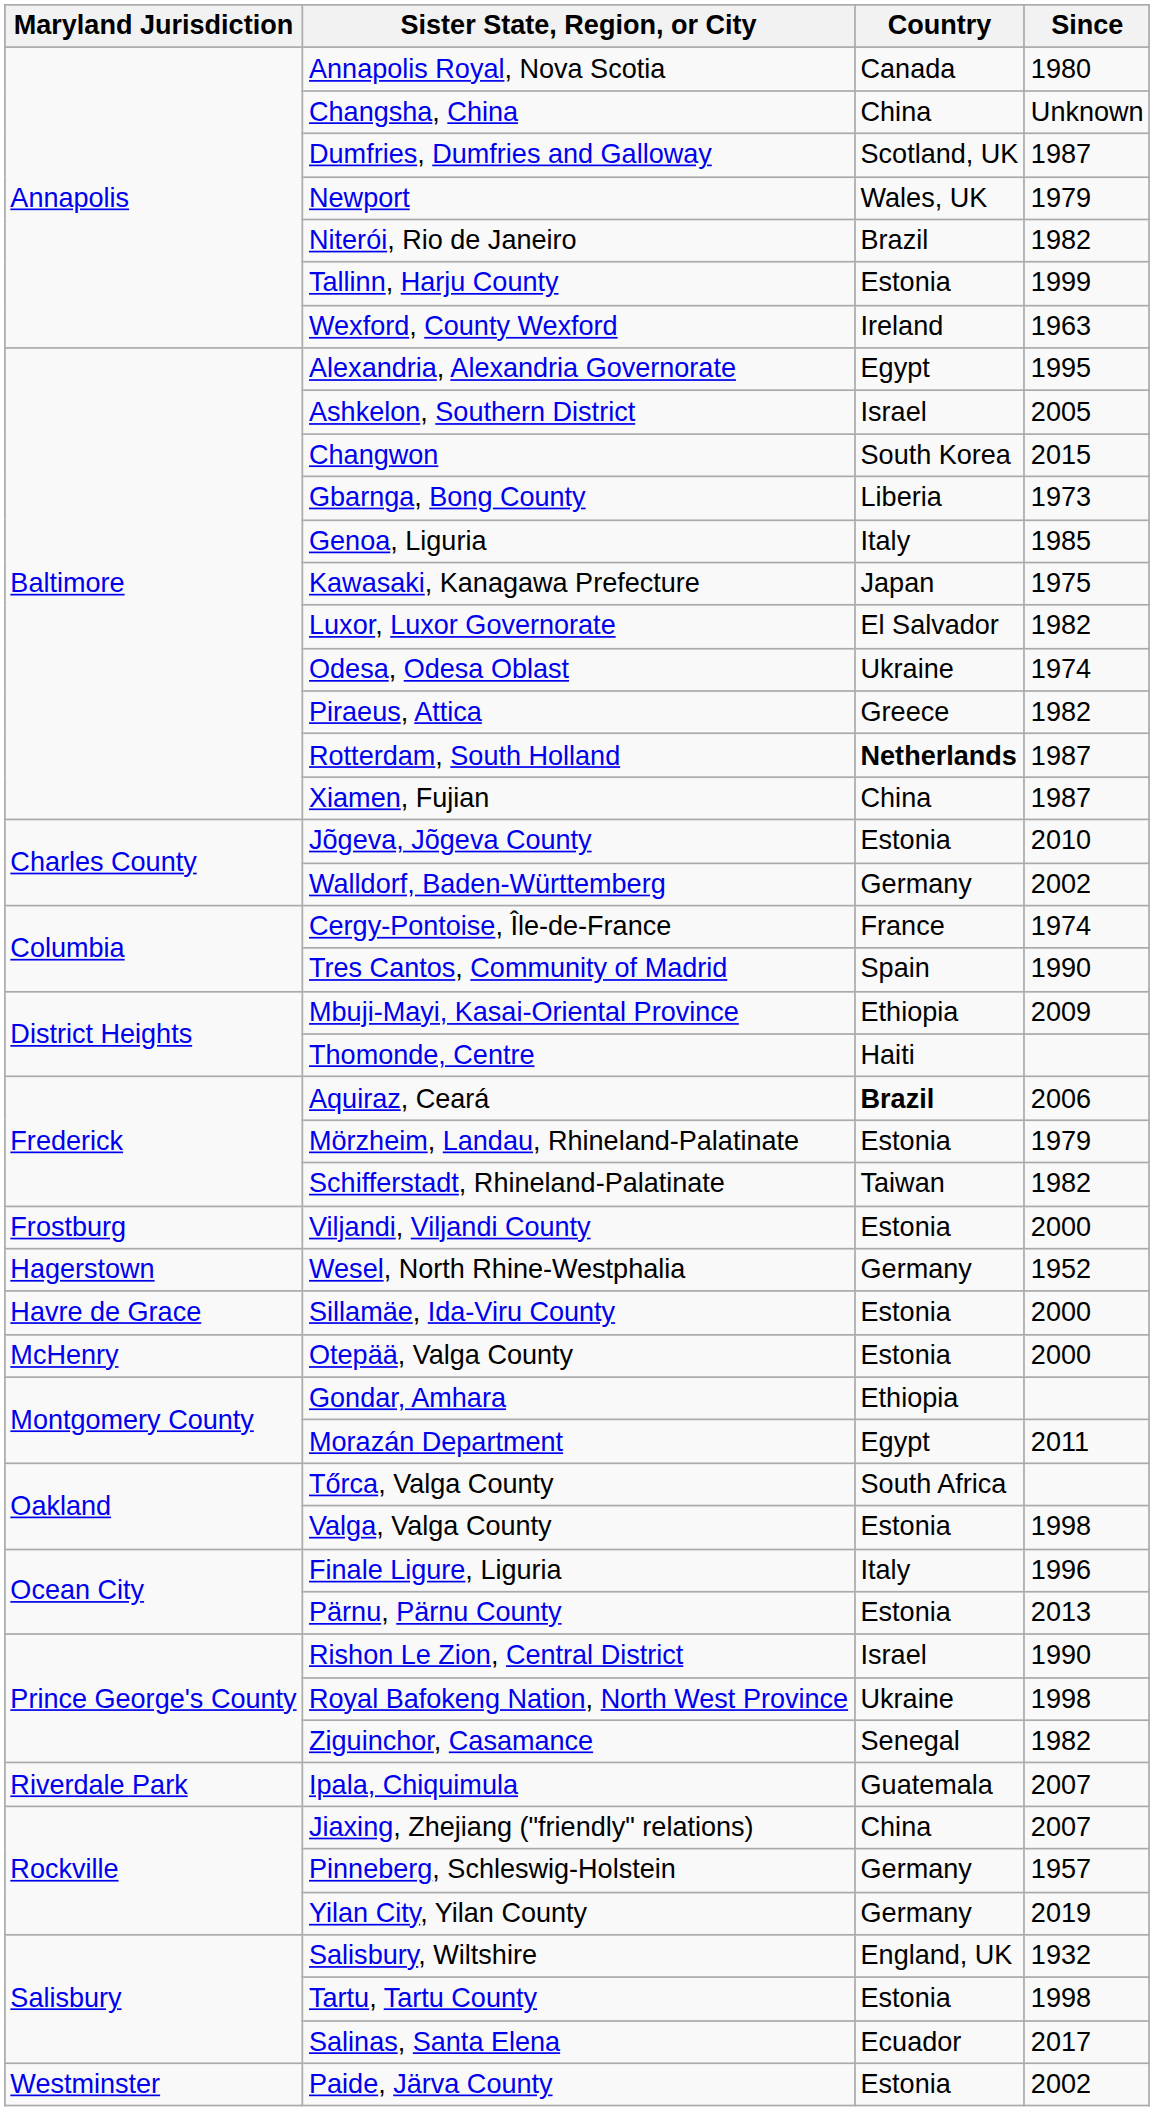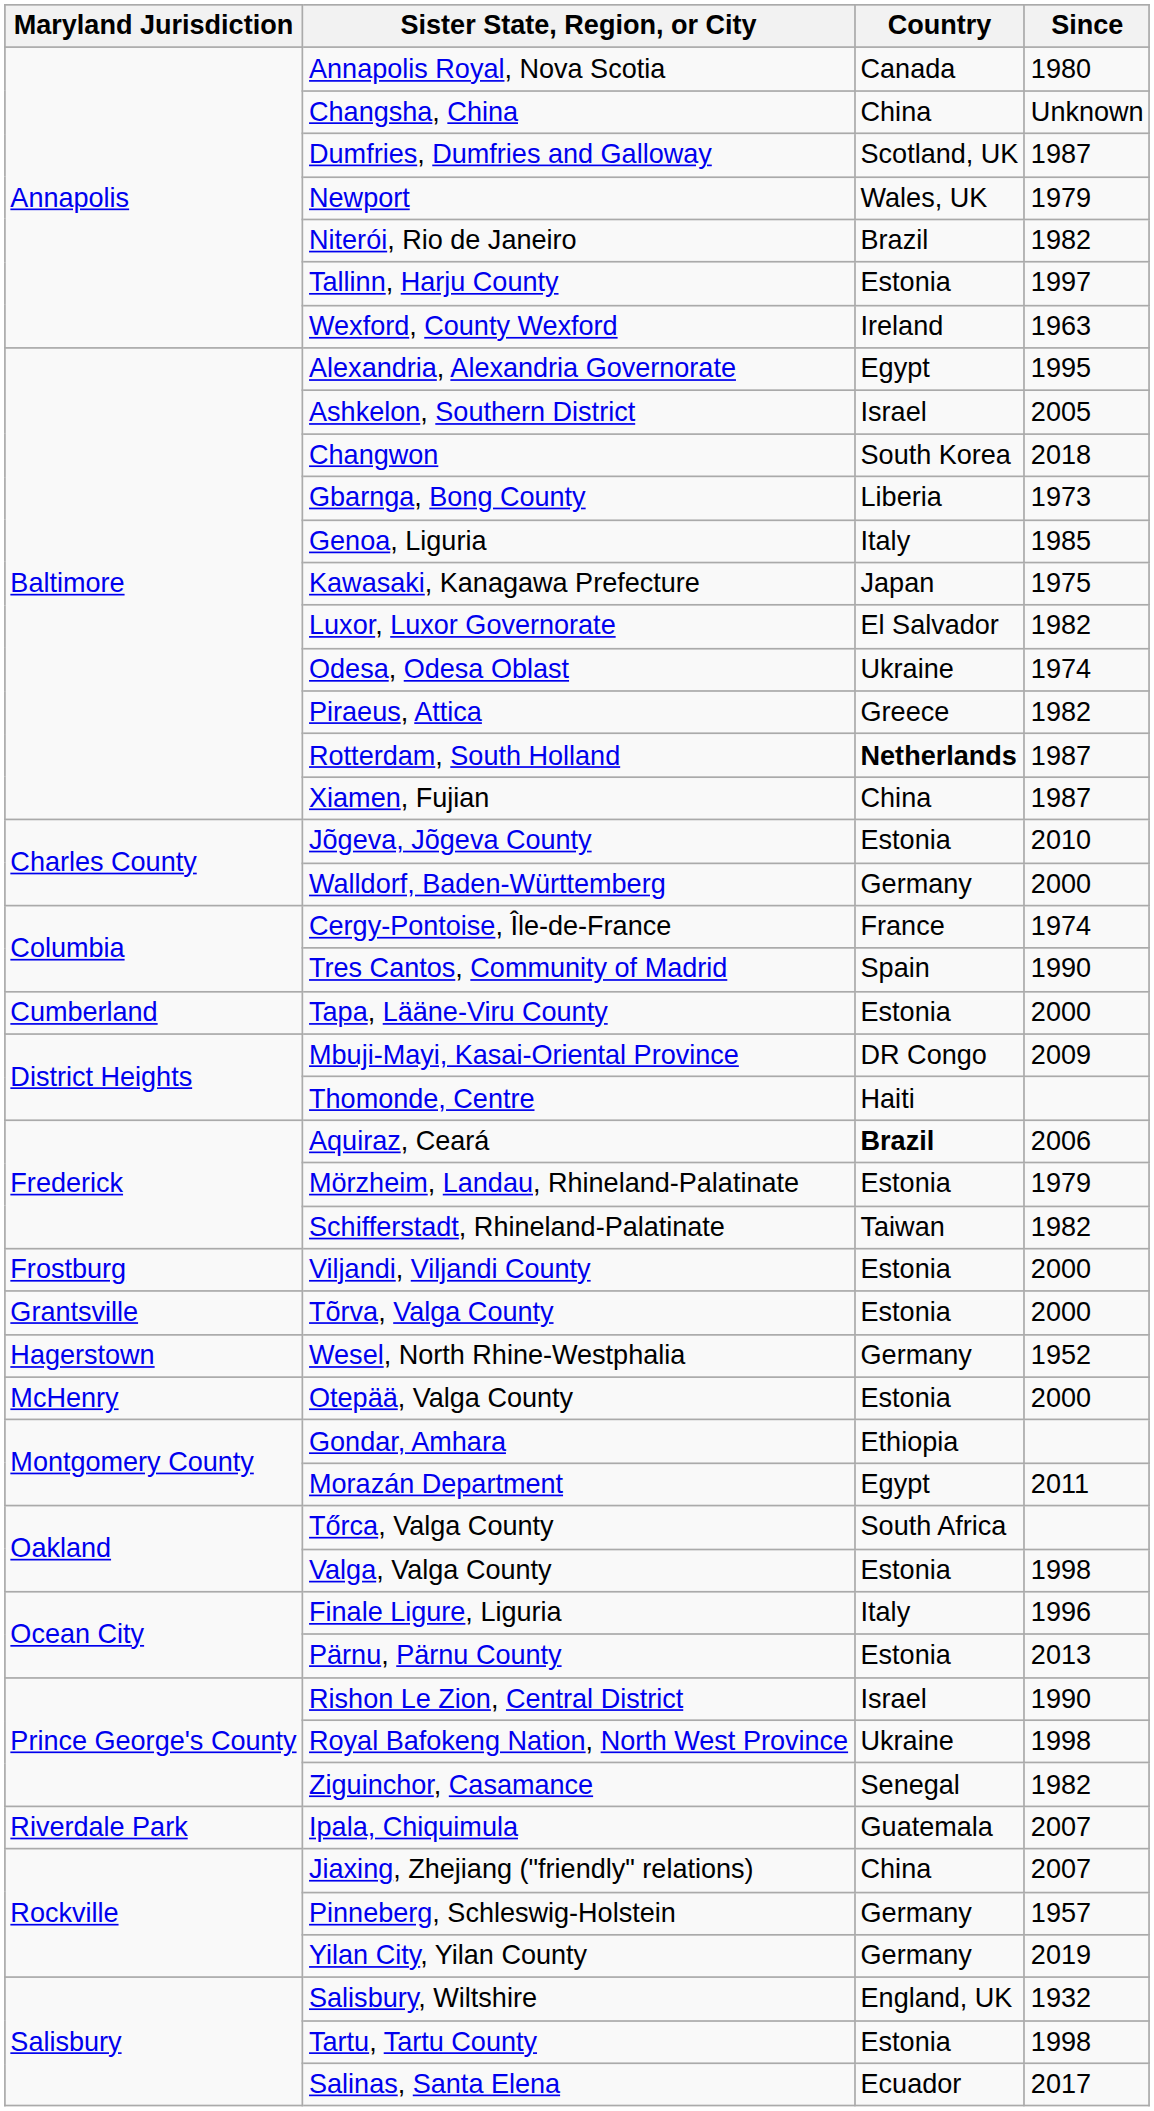(1061, 283) 1999 -> (1061, 283) 1997
(1061, 454) 2015 -> (1061, 454) 2018
(1061, 883) 2002 -> (1061, 883) 2000
+ row: (458, 1012)
(909, 1012) Ethiopia -> (924, 1055) DR Congo
+ row: (431, 1312)
- row: (462, 1312)
- row: (431, 2084)
